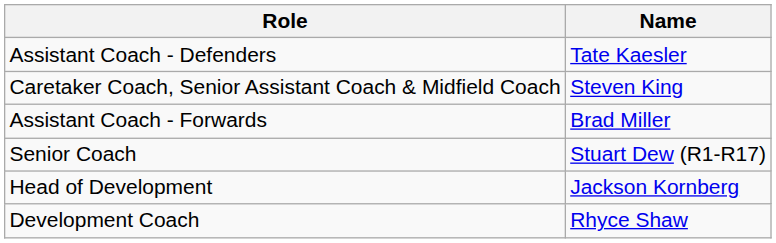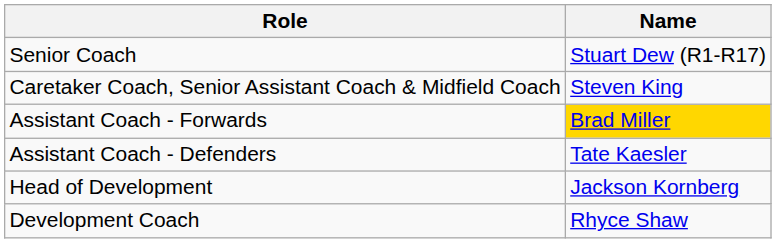rows swapped: (73, 154) <-> (143, 54)
(620, 120) no background -> (620, 120) gold background
